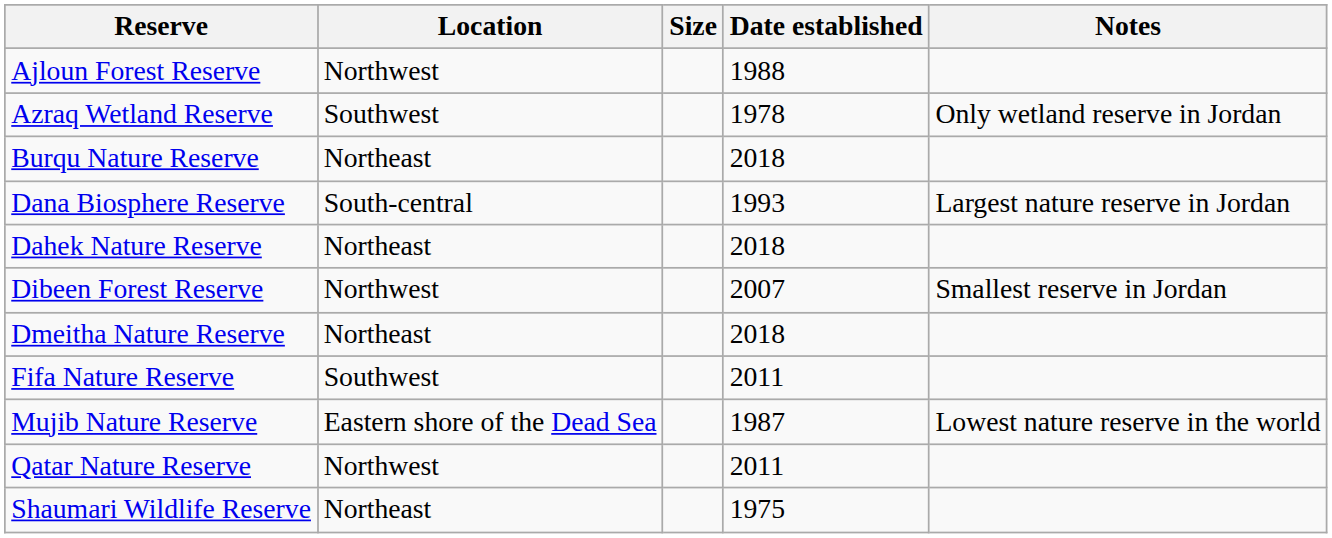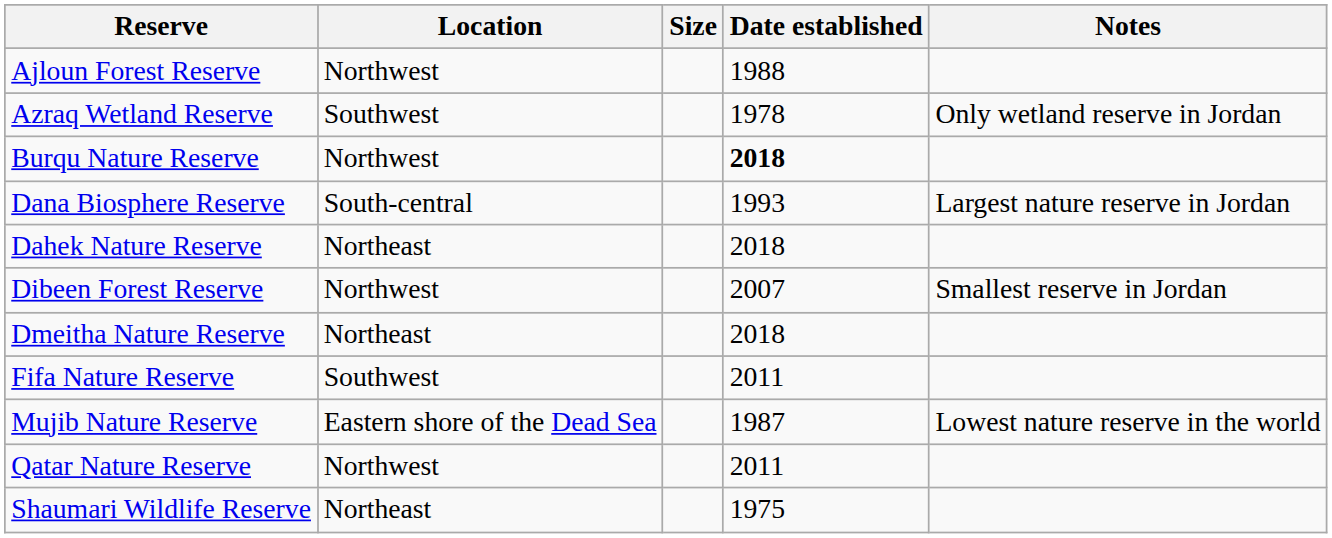(378, 158) Northeast -> (381, 158) Northwest
(757, 158) normal -> (757, 158) bold
